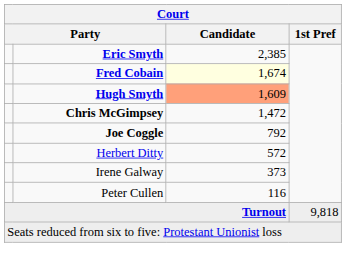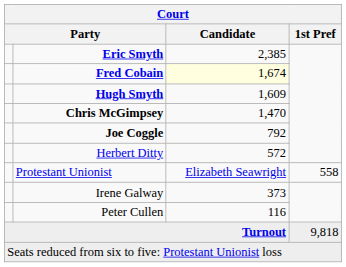(272, 93) lightsalmon background -> (272, 93) no background
(272, 113) 1,472 -> (272, 113) 1,470
+ row: (64, 172)
